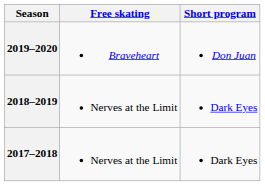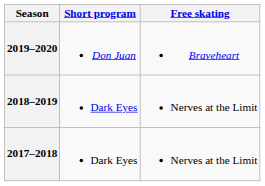columns swapped: (220, 13) <-> (120, 13)
